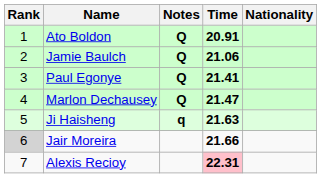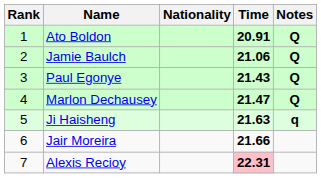columns swapped: (279, 15) <-> (181, 15)
(223, 78) 21.41 -> (254, 78) 21.43
(24, 141) lightgrey background -> (24, 141) no background
